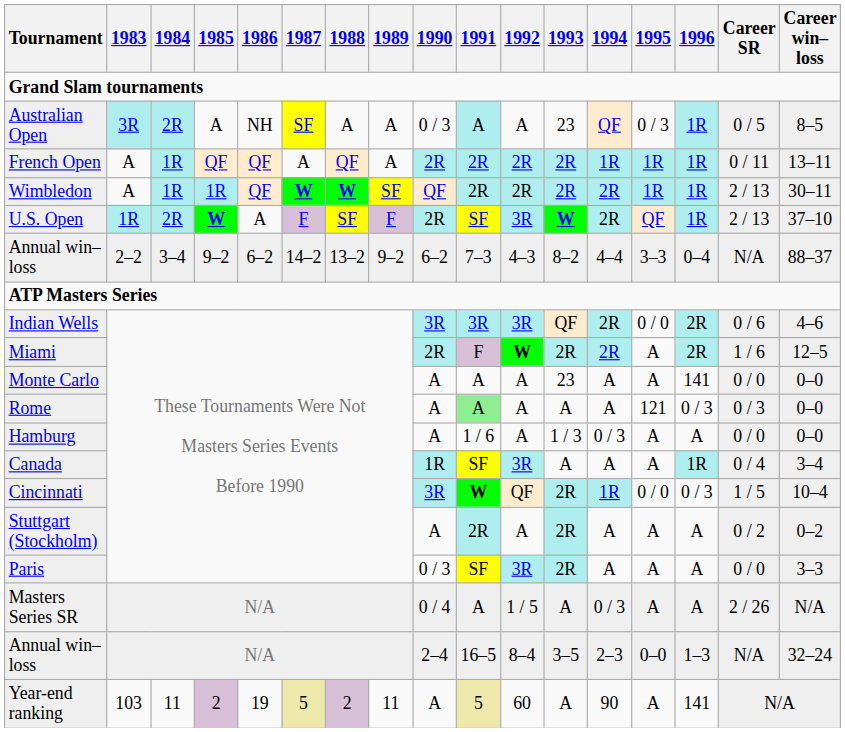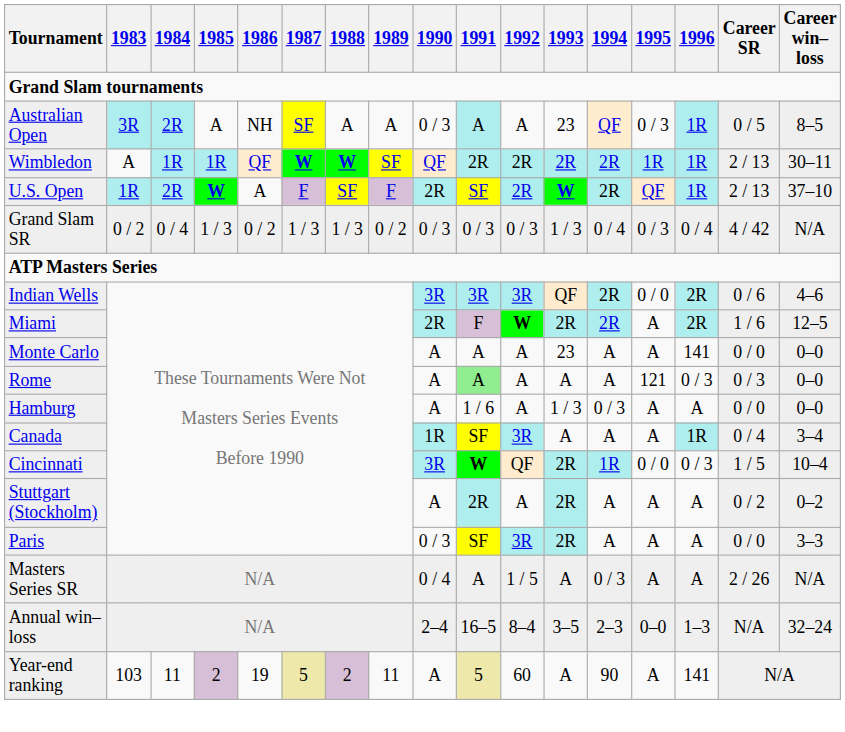- row: (55, 163)
(522, 219) 3R -> (522, 191) 2R
+ row: (51, 229)
- row: (55, 257)
